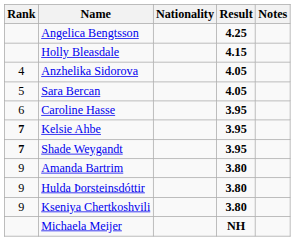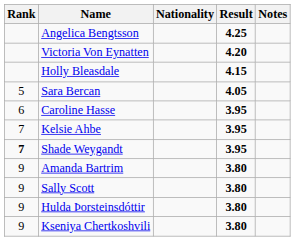+ row: (95, 52)
- row: (90, 71)
(21, 129) bold -> (21, 129) normal
+ row: (68, 187)
- row: (82, 226)
